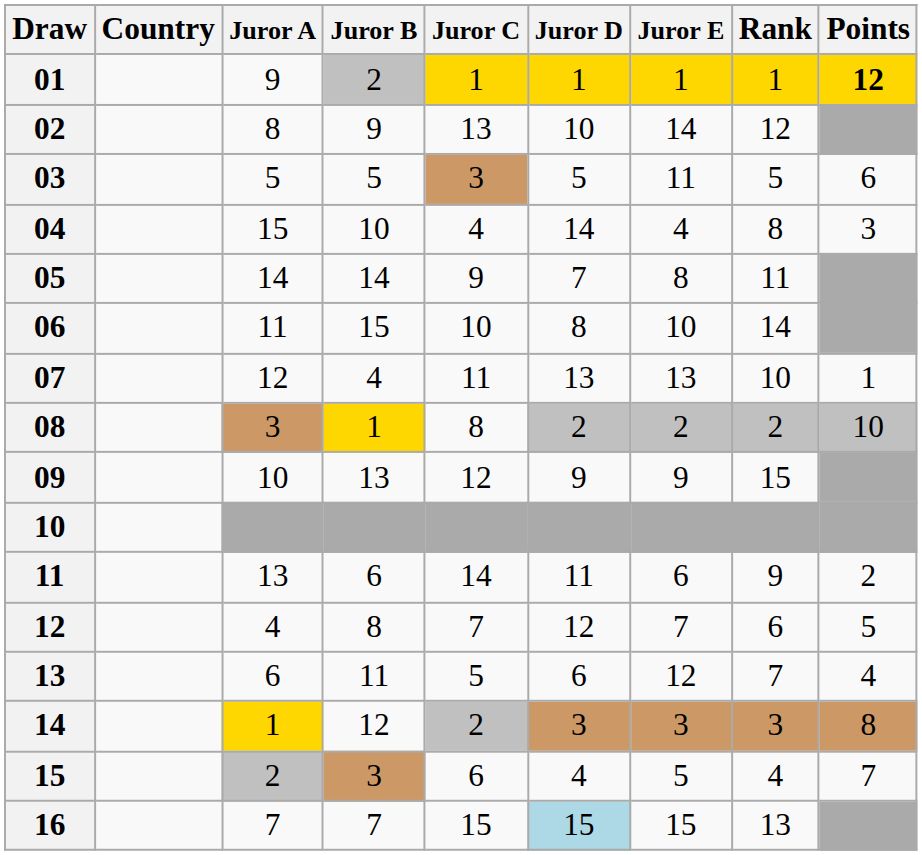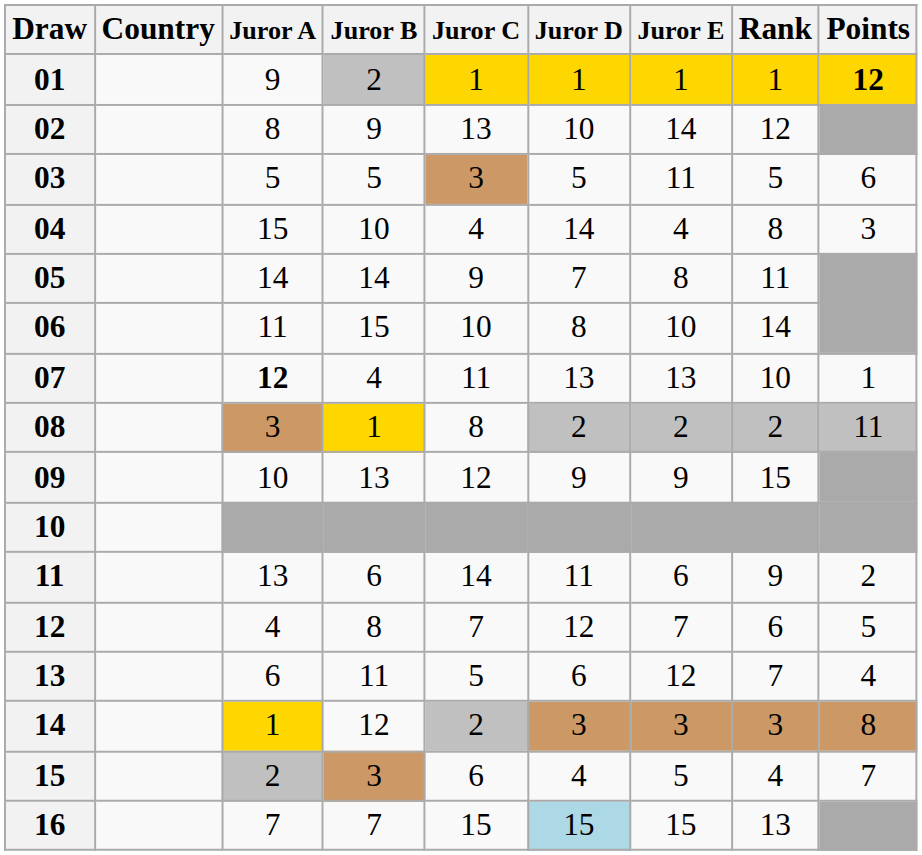(273, 377) normal -> (273, 377) bold
(868, 427) 10 -> (868, 427) 11
